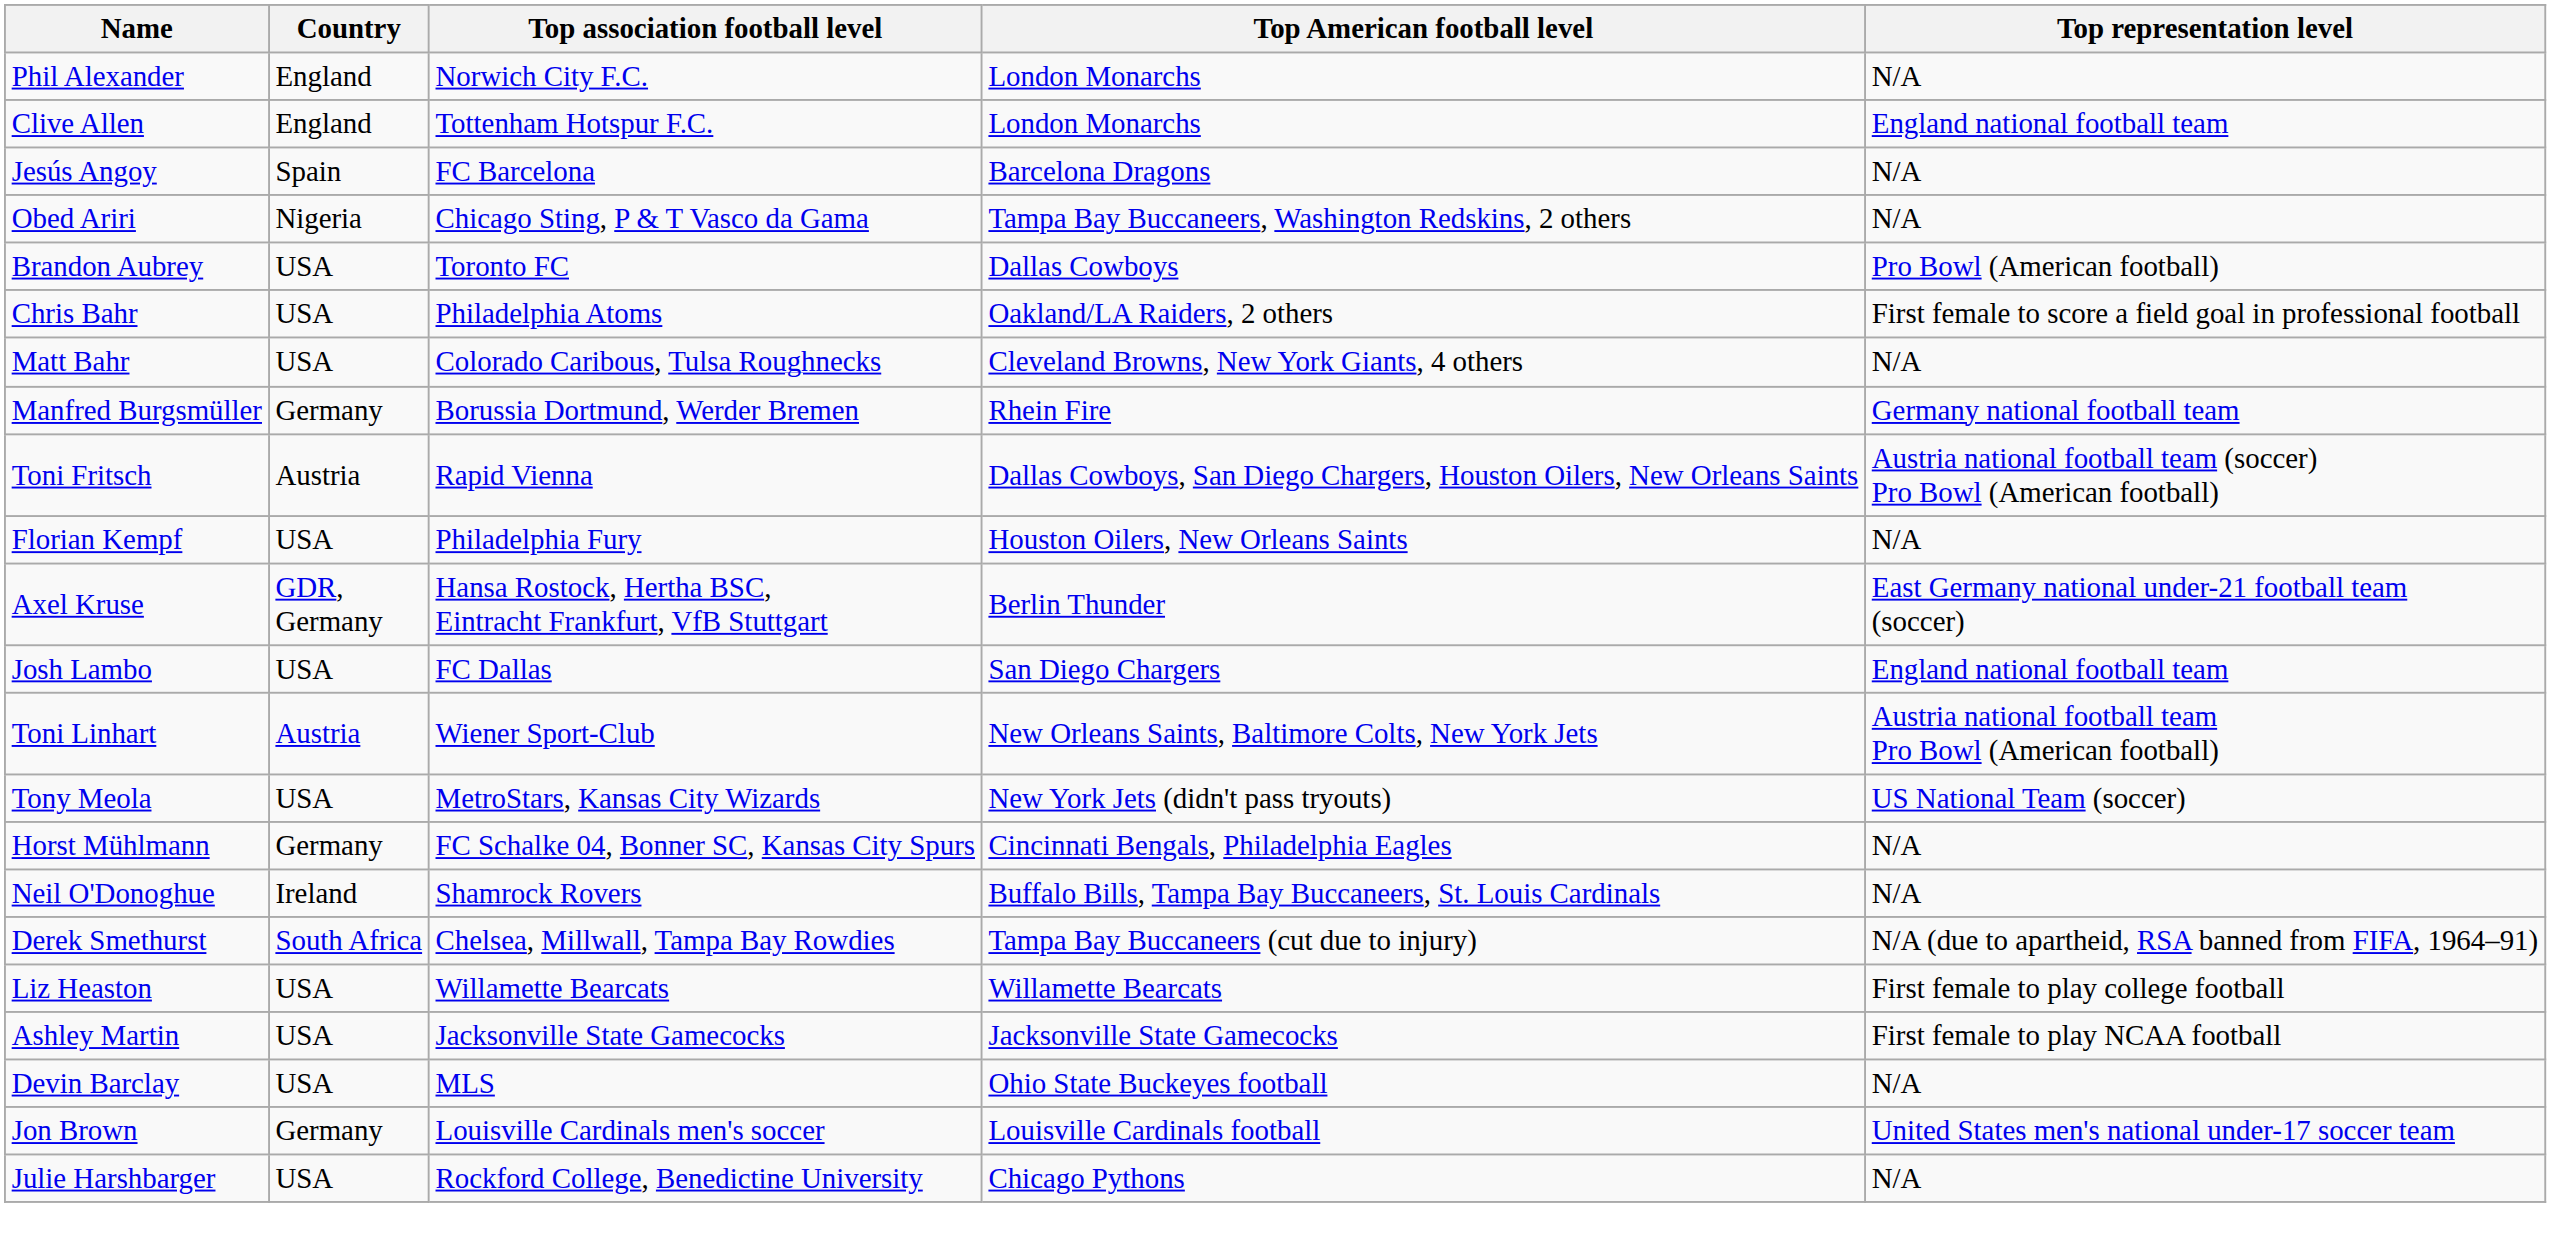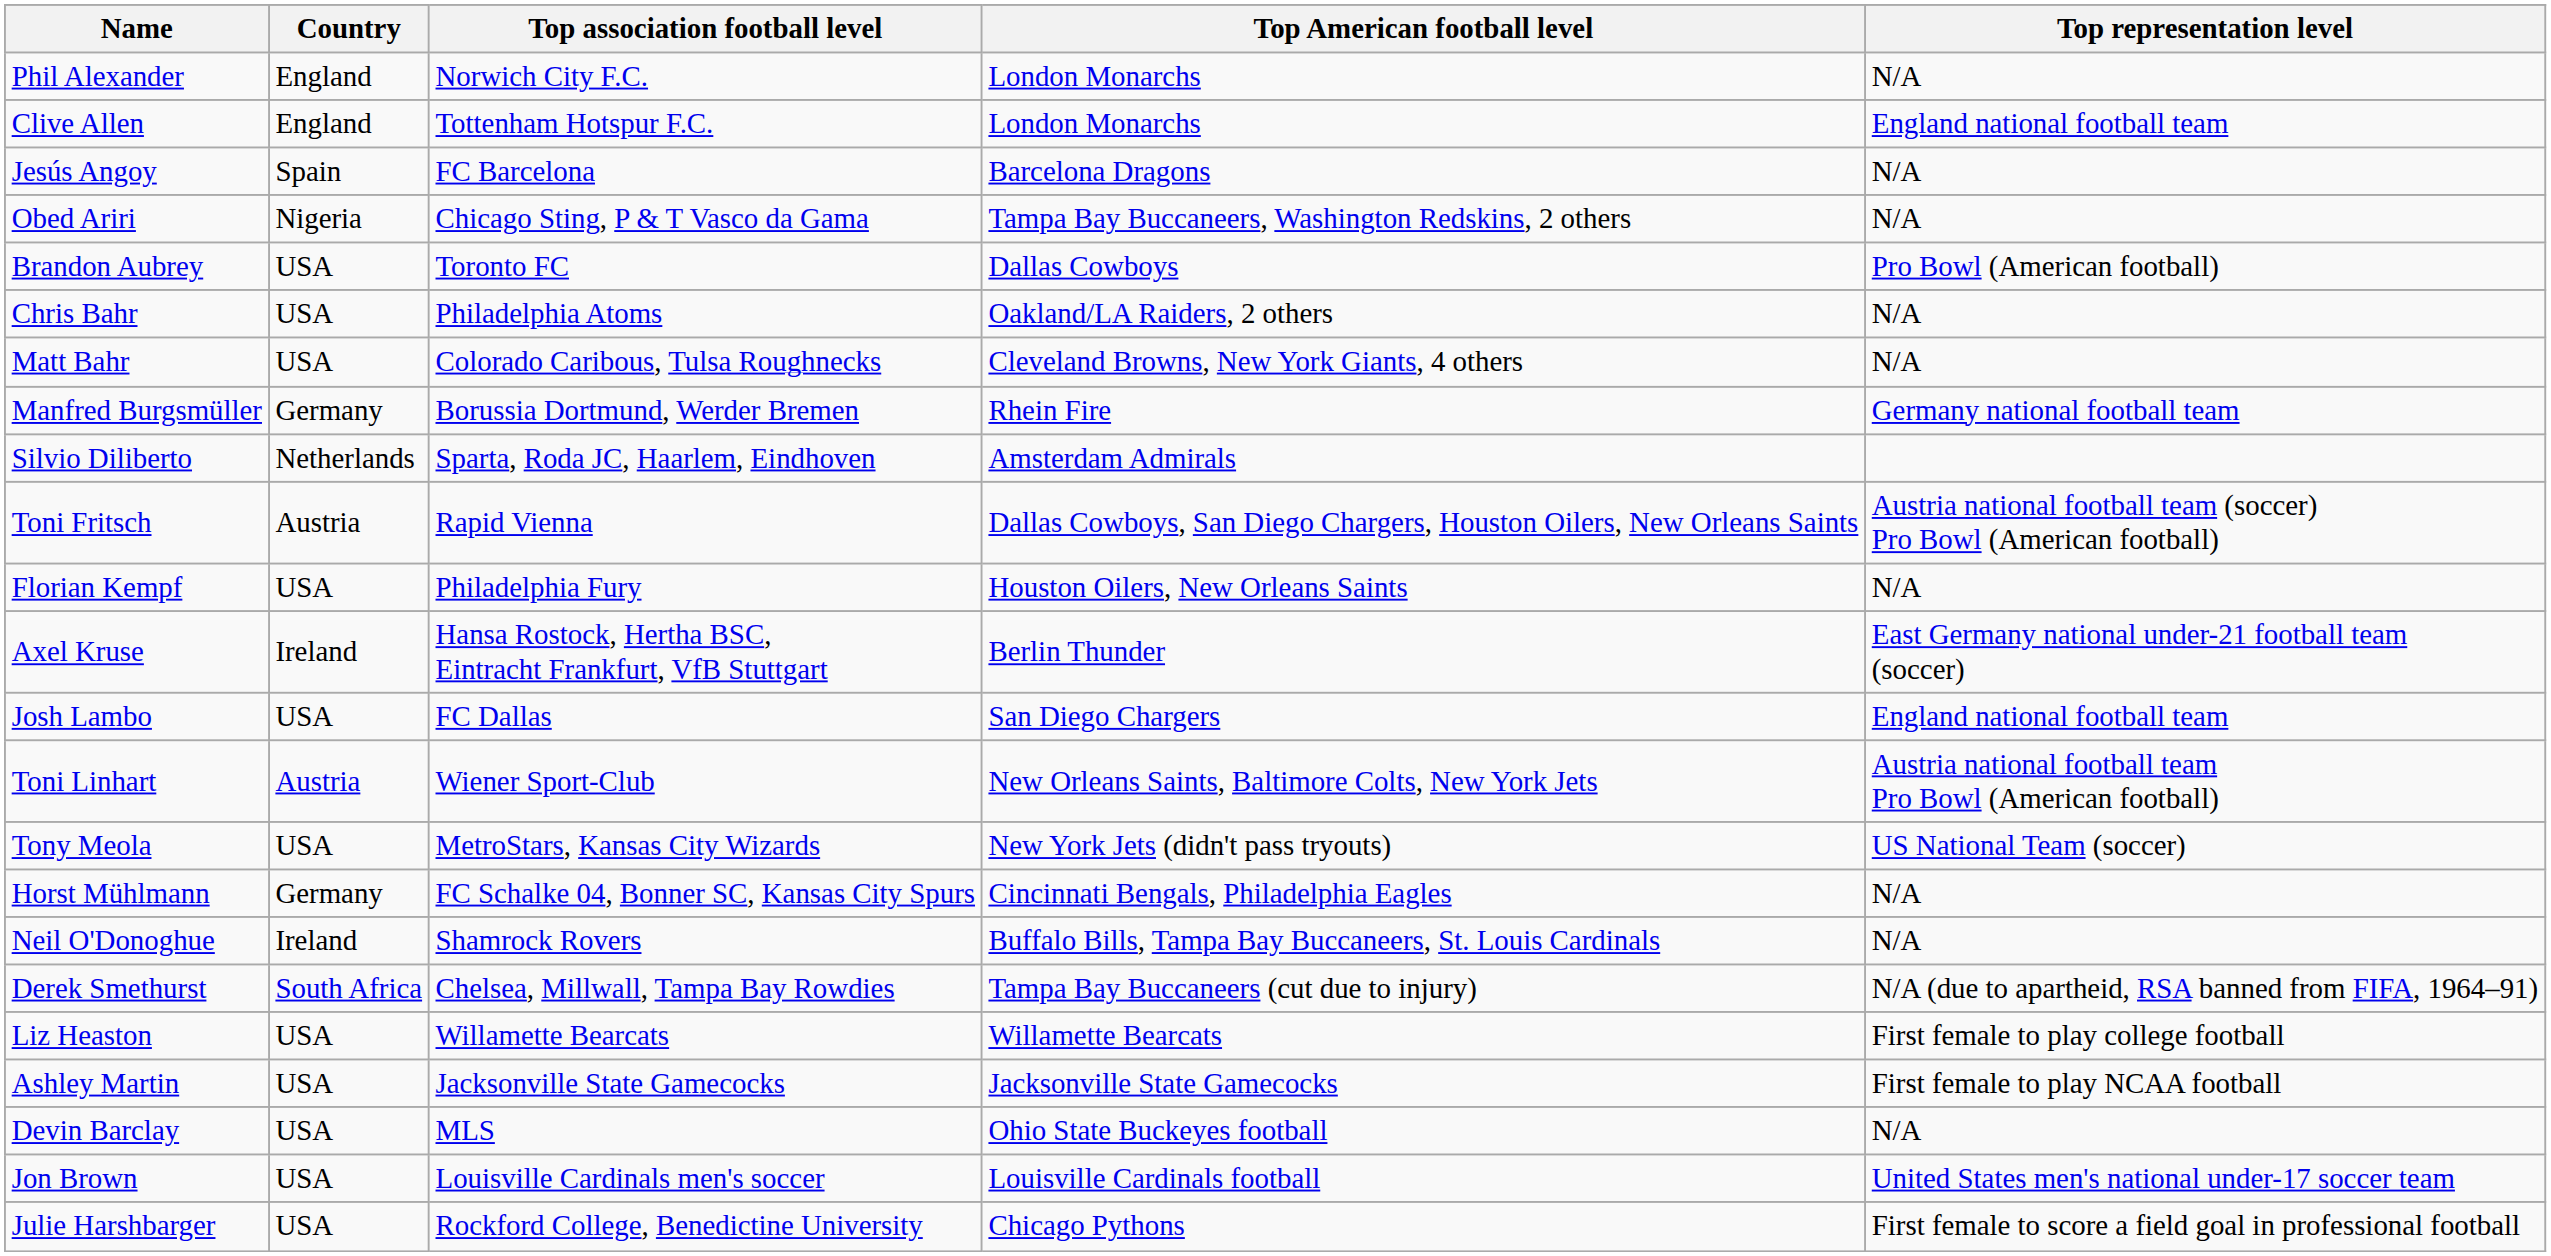(2196, 314) First female to score a field goal in professional football -> (1897, 314) N/A
+ row: (102, 457)
(329, 603) GDR, Germany -> (316, 651) Ireland
(329, 1131) Germany -> (304, 1178) USA
(1897, 1178) N/A -> (2196, 1226) First female to score a field goal in professional football
